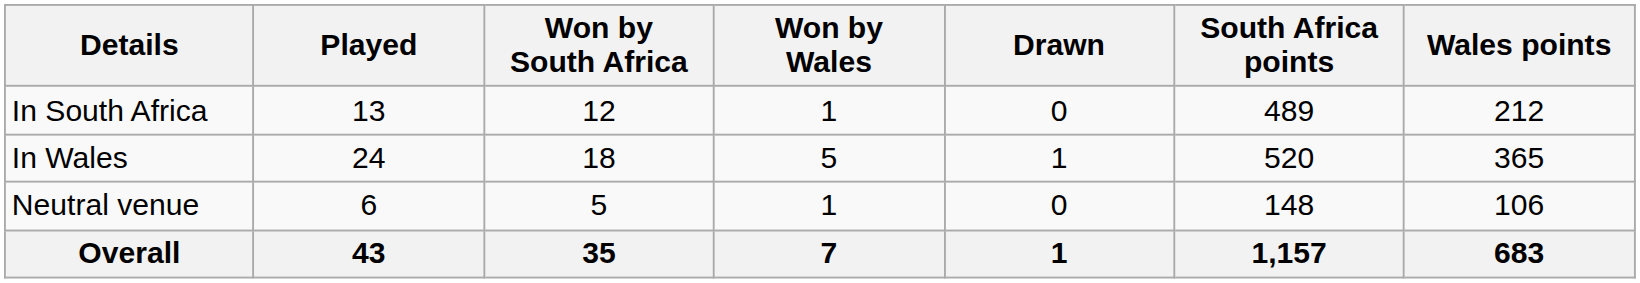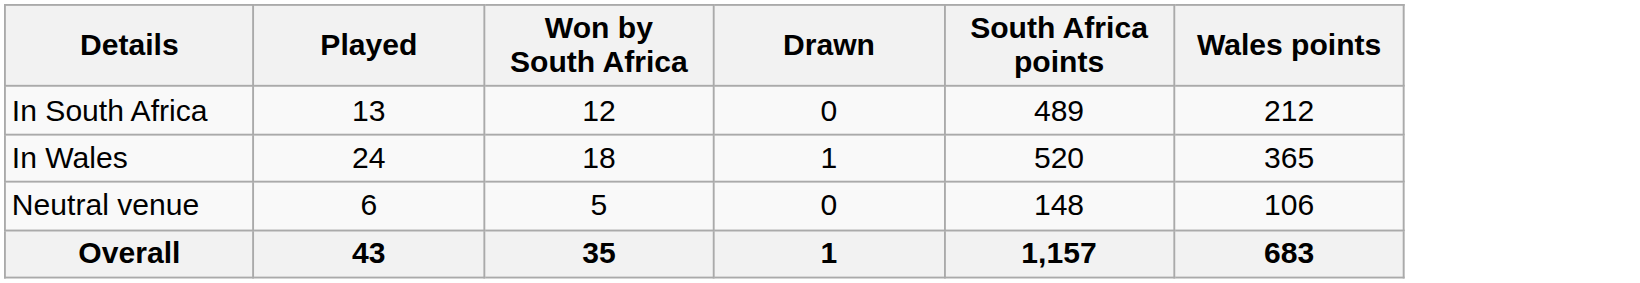- column: (829, 45)
